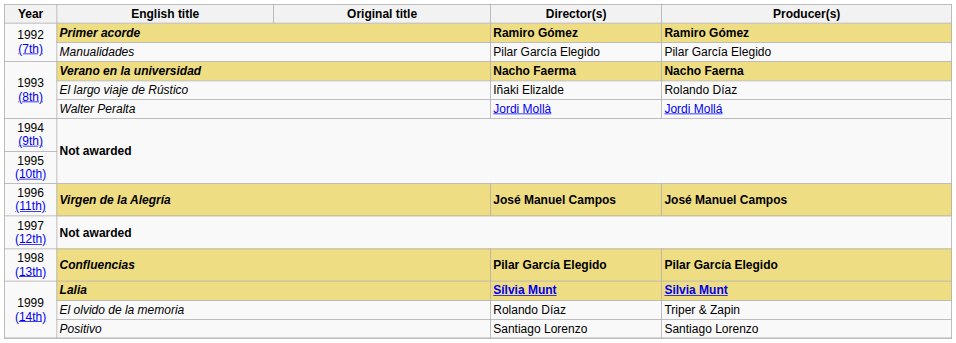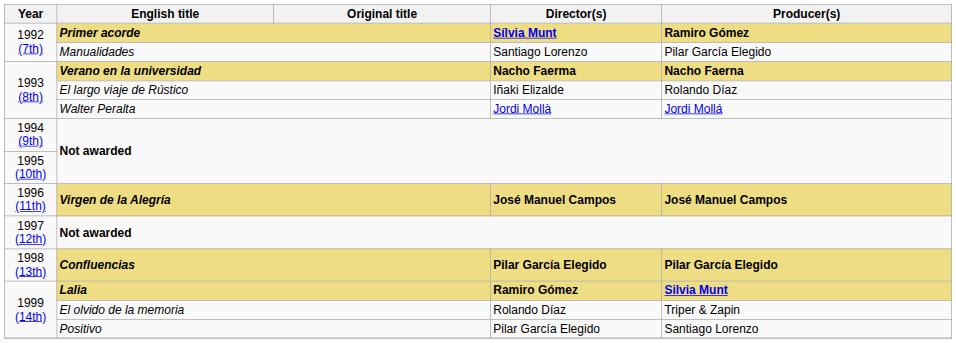(536, 33) Ramiro Gómez -> (525, 33) Sílvia Munt
(547, 52) Pilar García Elegido -> (540, 52) Santiago Lorenzo
(525, 290) Sílvia Munt -> (536, 290) Ramiro Gómez
(540, 328) Santiago Lorenzo -> (547, 328) Pilar García Elegido
